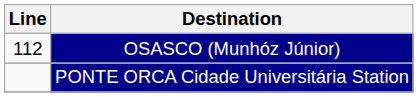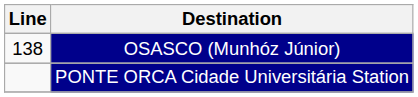(28, 48) 112 -> (28, 48) 138
